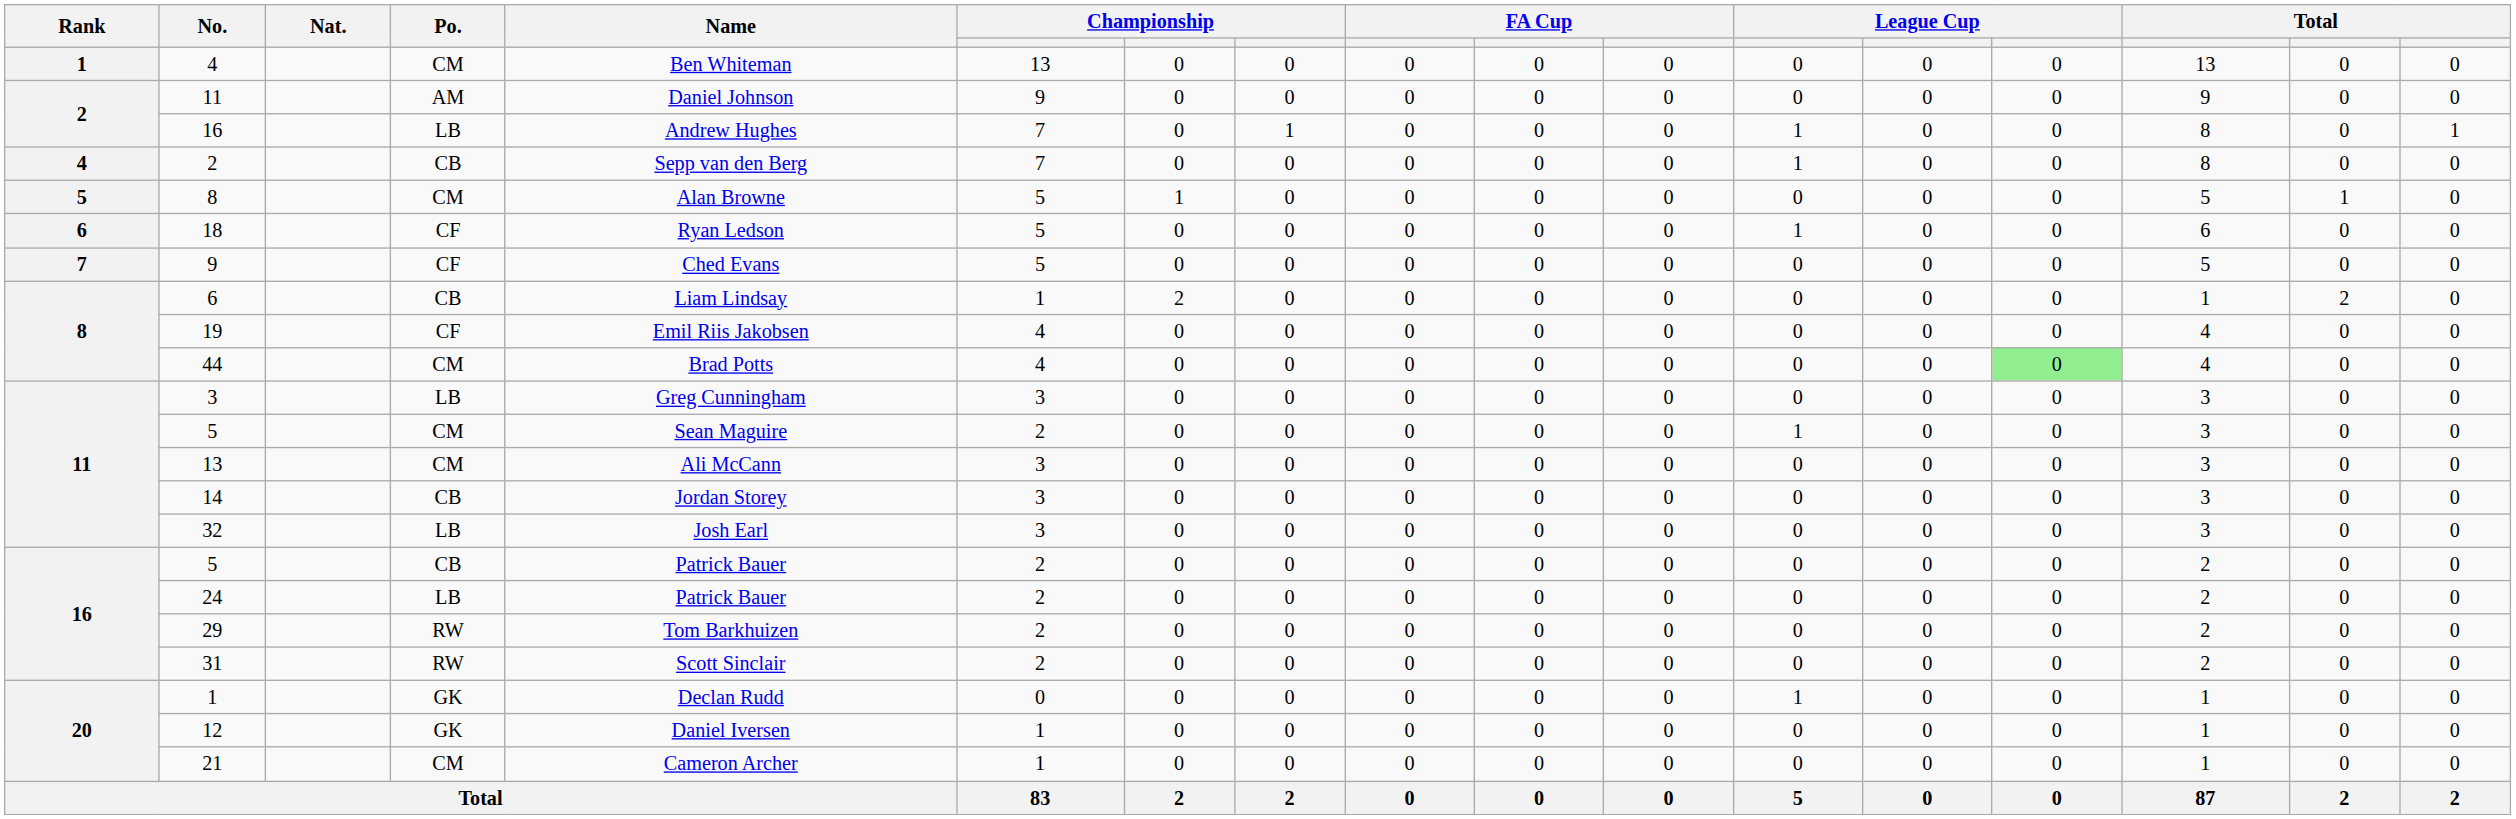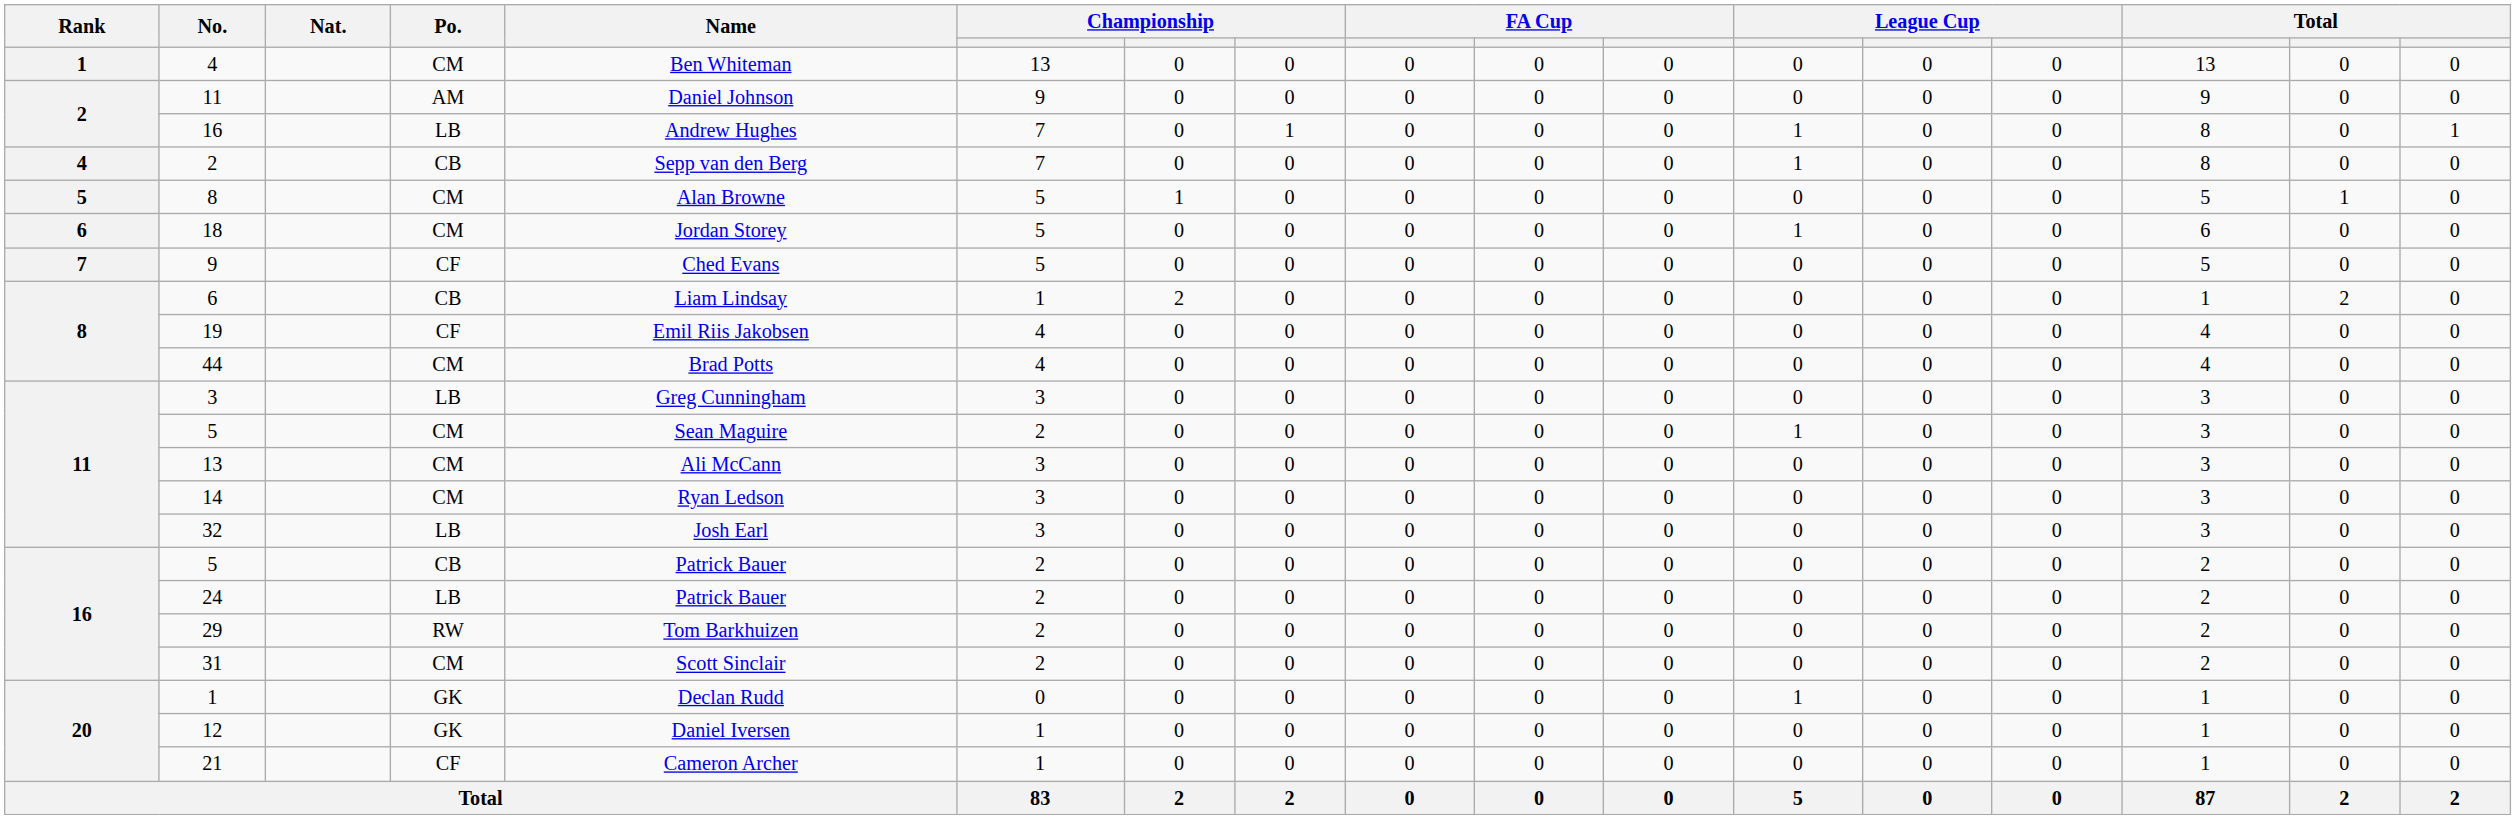(448, 230) CF -> (448, 230) CM
(731, 230) Ryan Ledson -> (731, 230) Jordan Storey
(2057, 364) lightgreen background -> (2057, 364) no background
(448, 497) CB -> (448, 497) CM
(731, 497) Jordan Storey -> (731, 497) Ryan Ledson
(448, 664) RW -> (448, 664) CM
(448, 764) CM -> (448, 764) CF
